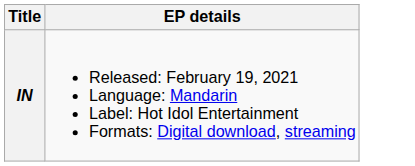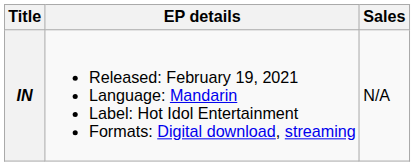+ column: (384, 17)
